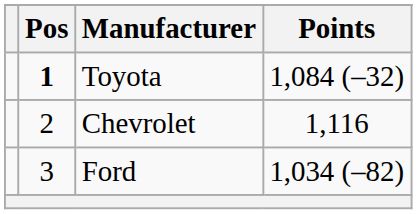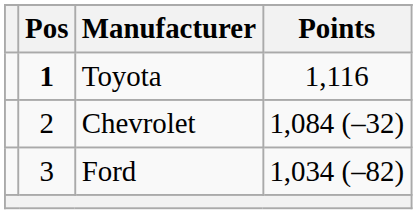(337, 76) 1,084 (–32) -> (337, 76) 1,116
(337, 123) 1,116 -> (337, 123) 1,084 (–32)
